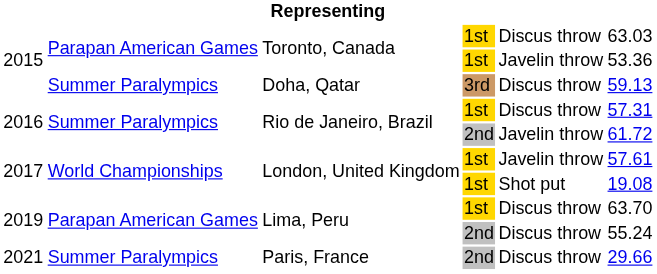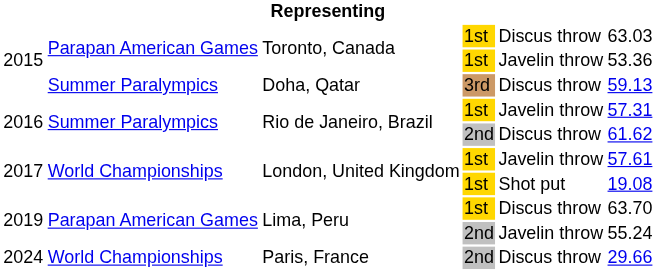(550, 109) Discus throw -> (551, 109) Javelin throw
(551, 134) Javelin throw -> (550, 134) Discus throw
(630, 134) 61.72 -> (630, 134) 61.62
(550, 233) Discus throw -> (551, 233) Javelin throw
(23, 257) 2021 -> (23, 257) 2024
(133, 257) Summer Paralympics -> (135, 257) World Championships
